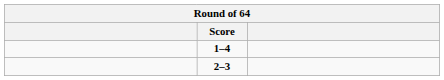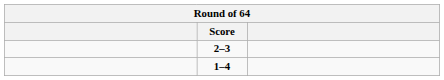rows swapped: (222, 67) <-> (222, 49)
